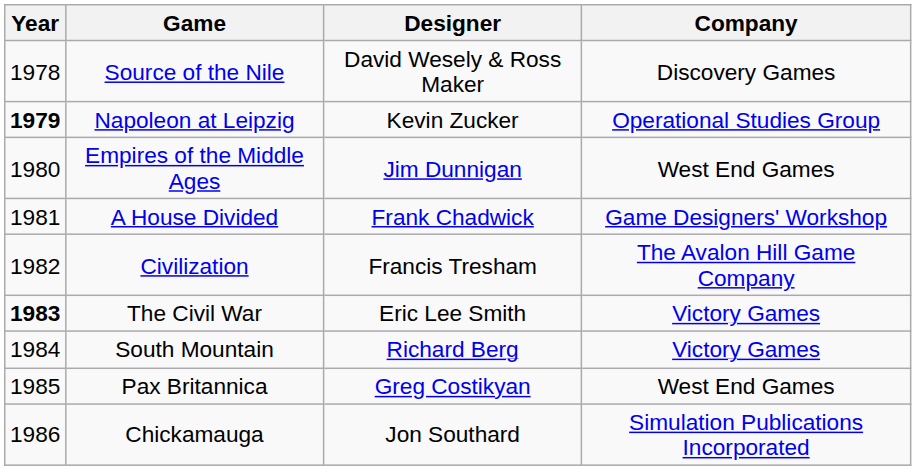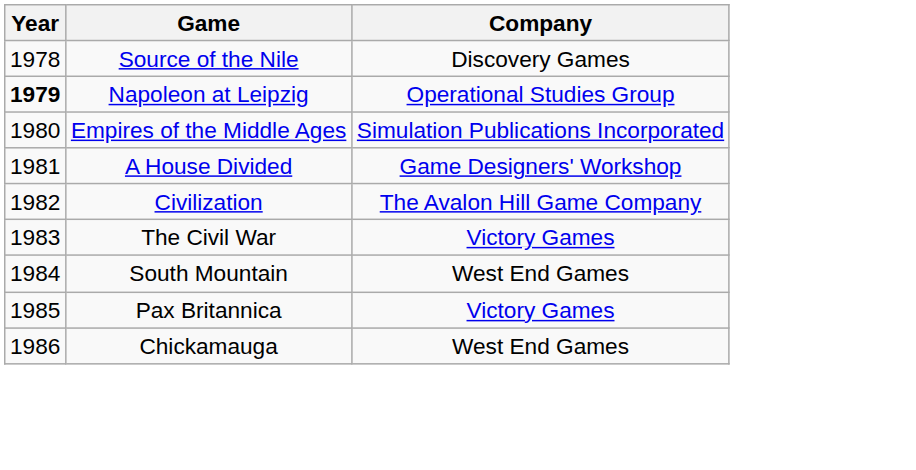- column: (453, 23)
(746, 168) West End Games -> (541, 130) Simulation Publications Incorporated
(35, 314) bold -> (35, 238) normal
(746, 350) Victory Games -> (541, 274) West End Games
(746, 386) West End Games -> (541, 310) Victory Games
(746, 434) Simulation Publications Incorporated -> (541, 346) West End Games
